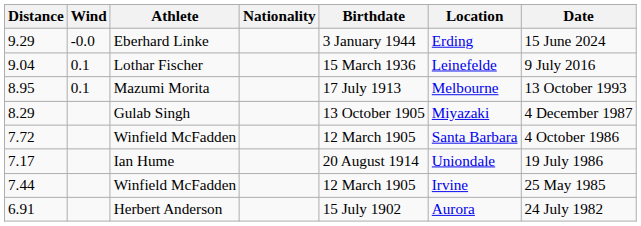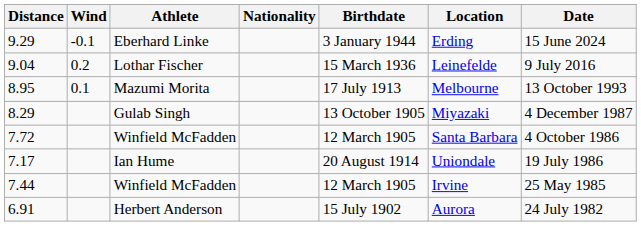(83, 40) -0.0 -> (83, 40) -0.1
(80, 64) 0.1 -> (80, 64) 0.2
